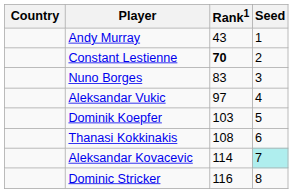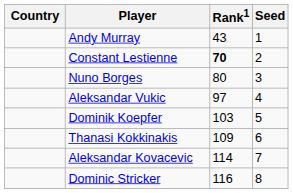(220, 78) 83 -> (220, 78) 80
(223, 138) 108 -> (223, 138) 109
(259, 158) paleturquoise background -> (259, 158) no background
